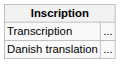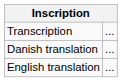+ row: (53, 67)
